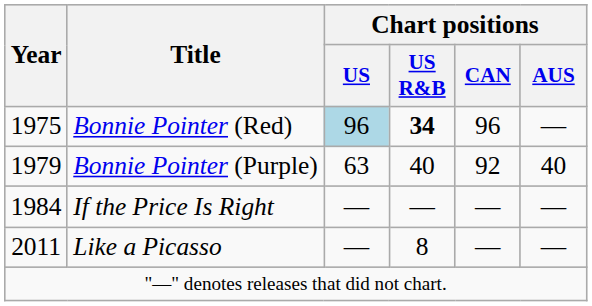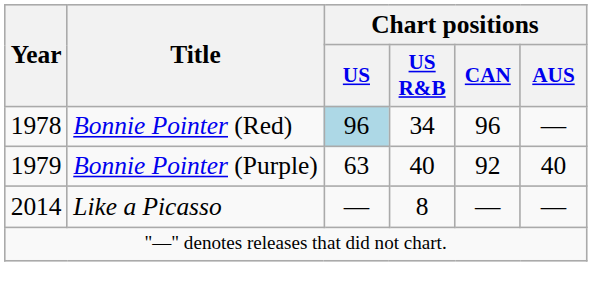(36, 125) 1975 -> (36, 125) 1978
(422, 125) bold -> (422, 125) normal
- row: (174, 206)
(36, 246) 2011 -> (36, 206) 2014
